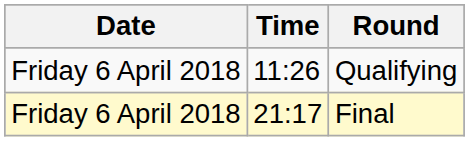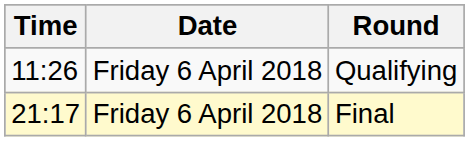columns swapped: (126, 26) <-> (288, 26)
